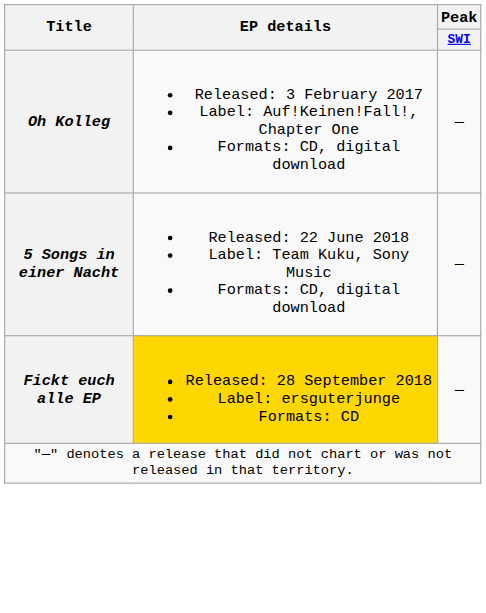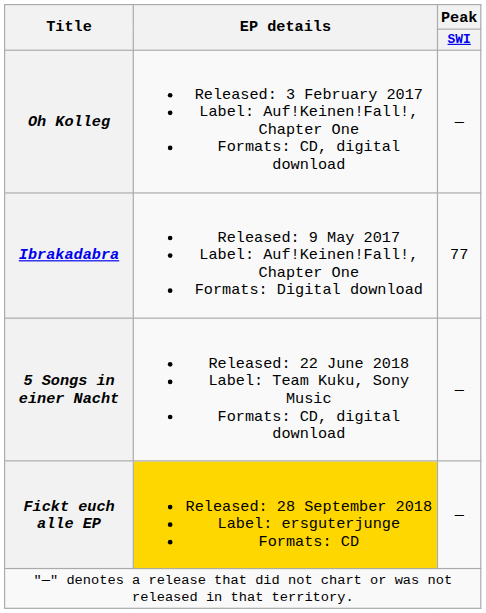+ row: (69, 255)
